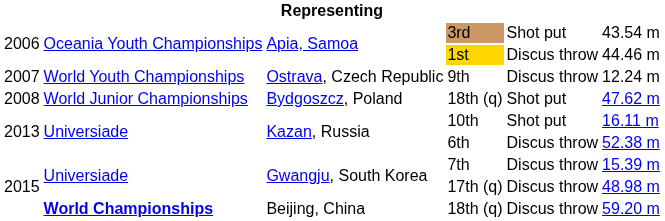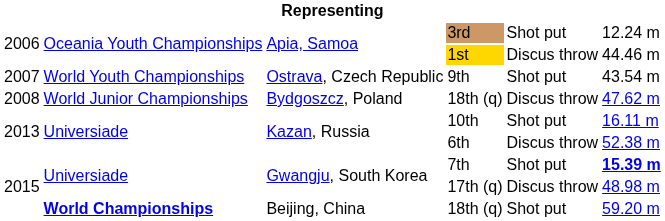(631, 32) 43.54 m -> (631, 32) 12.24 m
(552, 76) Discus throw -> (536, 76) Shot put
(631, 76) 12.24 m -> (631, 76) 43.54 m
(536, 98) Shot put -> (552, 98) Discus throw
(552, 164) Discus throw -> (536, 164) Shot put
(631, 164) normal -> (631, 164) bold
(552, 208) Discus throw -> (536, 208) Shot put
